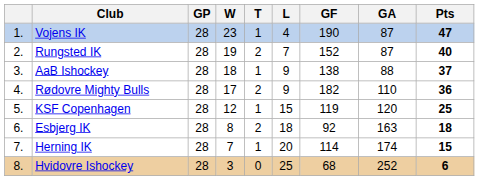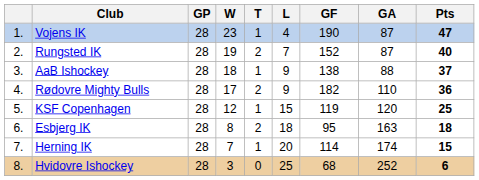(329, 128) 92 -> (329, 128) 95
